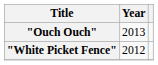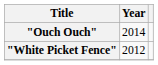(134, 32) 2013 -> (134, 32) 2014
